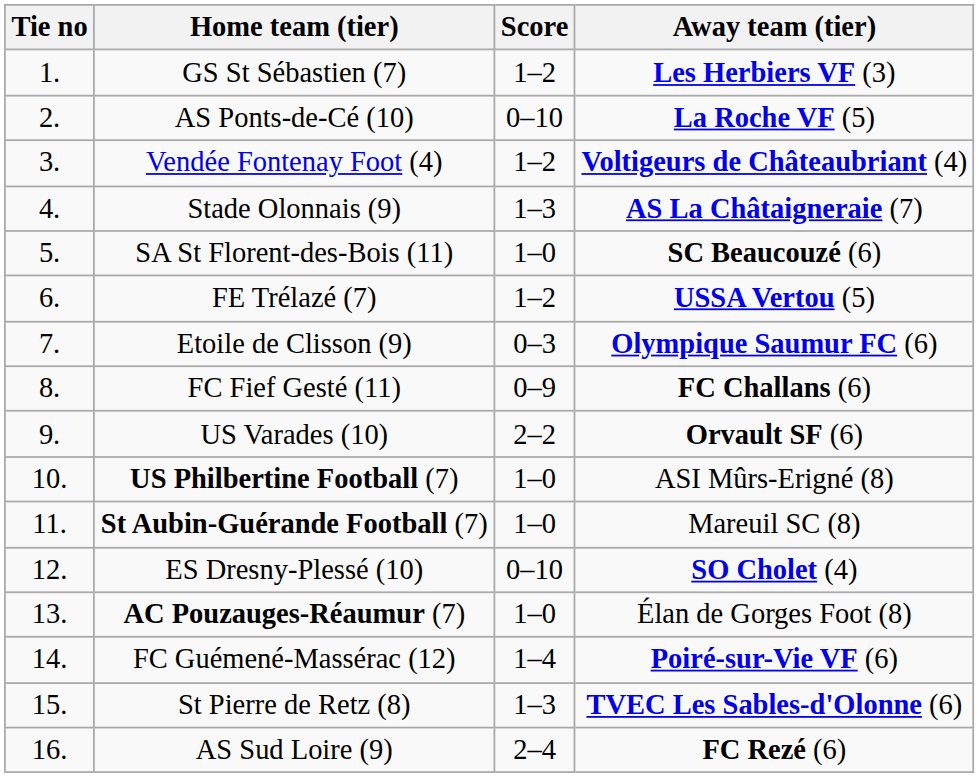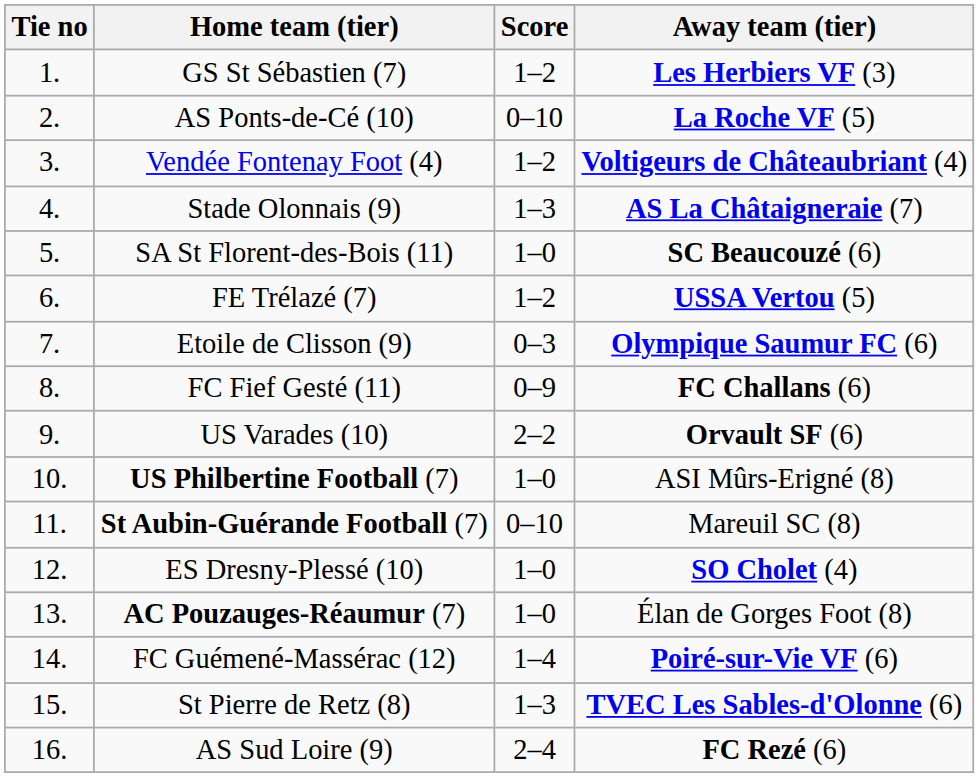(535, 523) 1–0 -> (535, 523) 0–10
(535, 569) 0–10 -> (535, 569) 1–0
